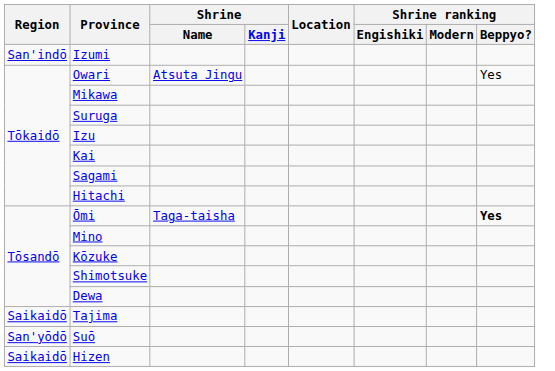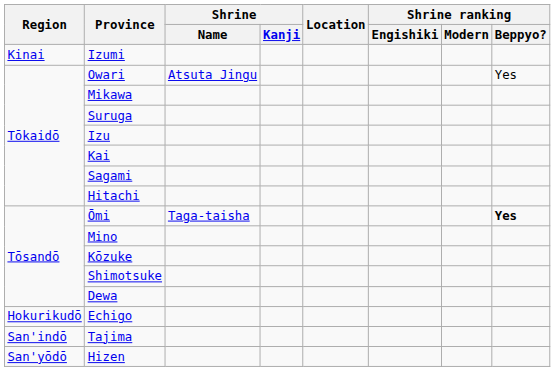(37, 55) San'indō -> (26, 55) Kinai
+ row: (110, 316)
(37, 316) Saikaidō -> (37, 337) San'indō
- row: (84, 337)
(37, 357) Saikaidō -> (37, 357) San'yōdō
